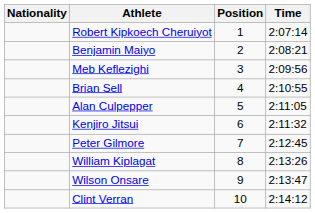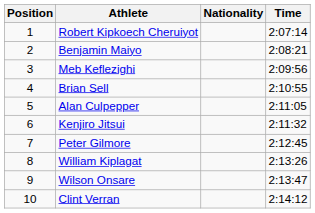columns swapped: (240, 13) <-> (37, 13)
